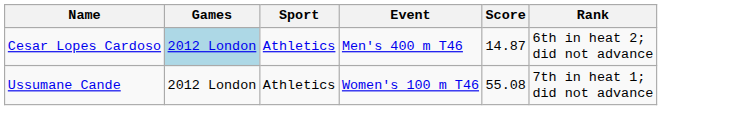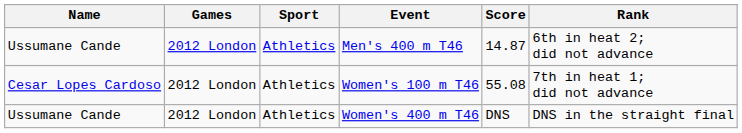(84, 46) Cesar Lopes Cardoso -> (64, 46) Ussumane Cande
(212, 46) lightblue background -> (212, 46) no background
(64, 85) Ussumane Cande -> (84, 85) Cesar Lopes Cardoso
+ row: (410, 116)
